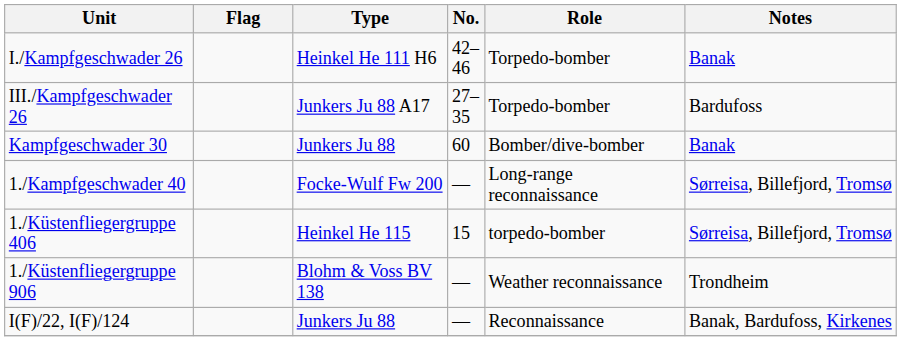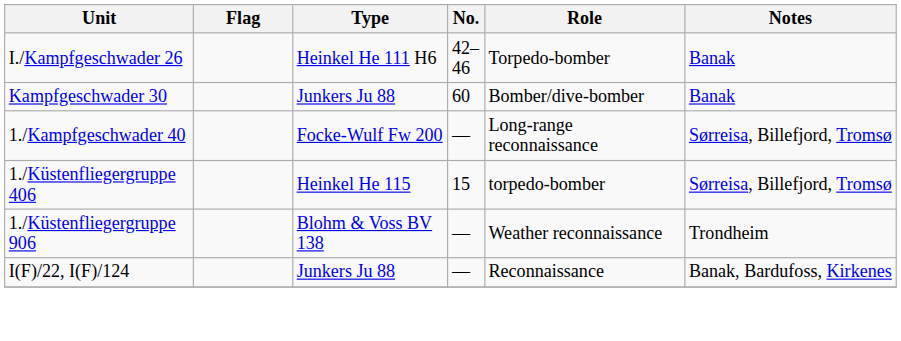- row: (90, 106)
